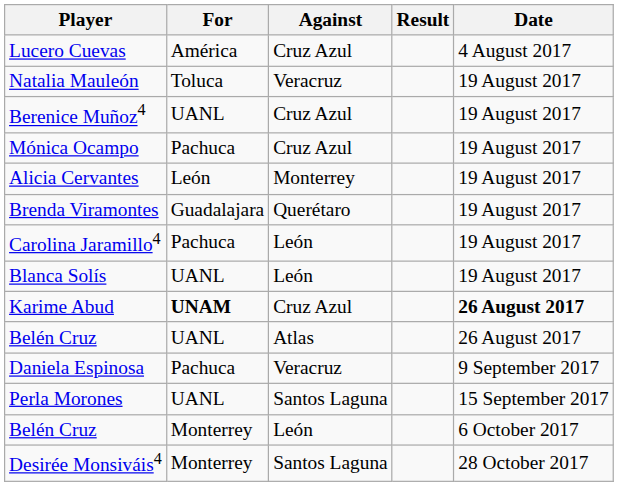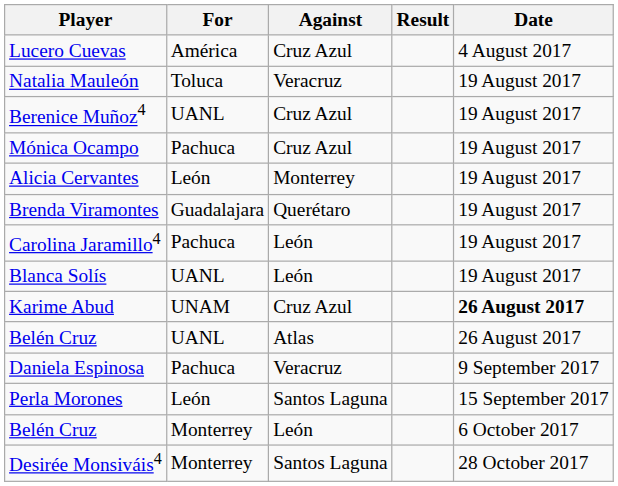(201, 306) bold -> (200, 306) normal
(198, 398) UANL -> (191, 398) León
